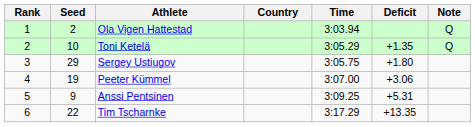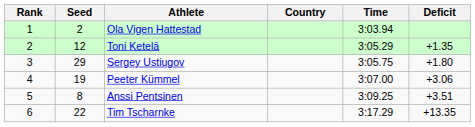- column: (449, 12)
(73, 46) 10 -> (80, 46) 12
(73, 96) 9 -> (80, 96) 8
(400, 96) +5.31 -> (440, 96) +3.51
